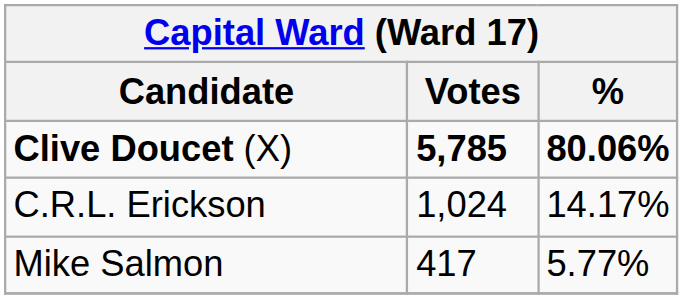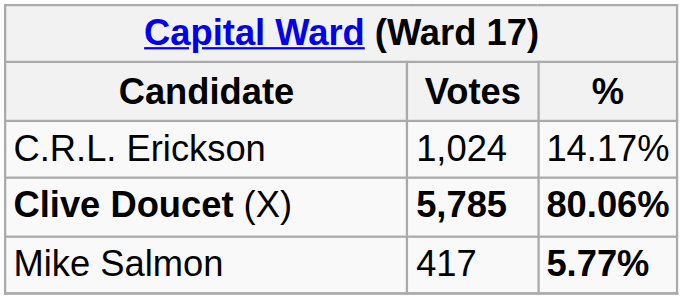rows swapped: (153, 148) <-> (140, 206)
(598, 263) normal -> (598, 263) bold
